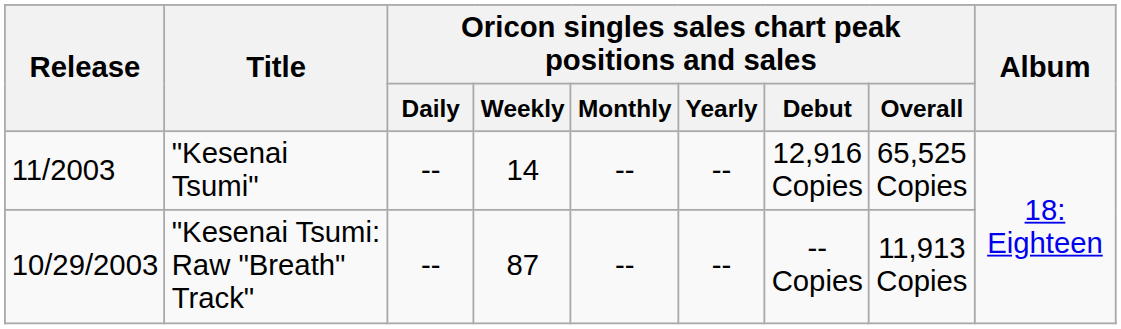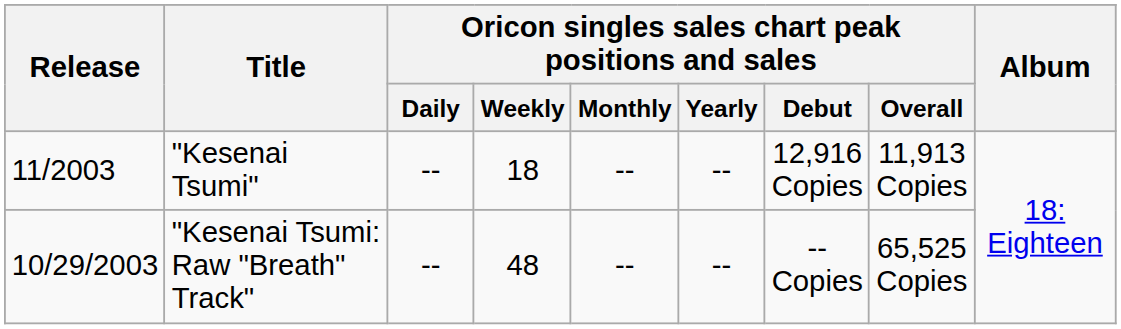(523, 170) 14 -> (523, 170) 18
(922, 170) 65,525 Copies -> (922, 170) 11,913 Copies
(523, 265) 87 -> (523, 265) 48
(922, 265) 11,913 Copies -> (922, 265) 65,525 Copies
